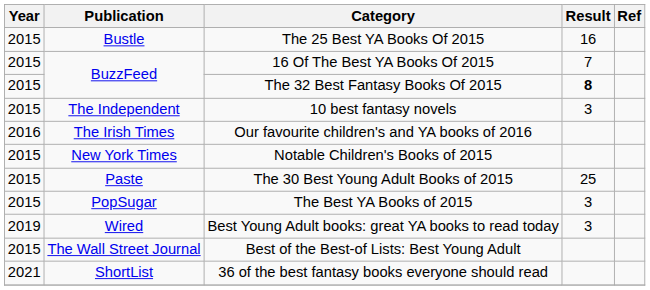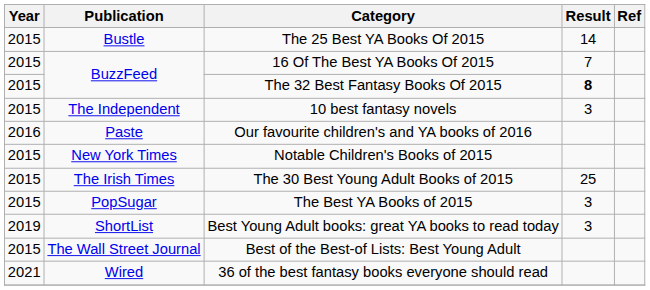(588, 39) 16 -> (588, 39) 14
(124, 132) The Irish Times -> (124, 132) Paste
(124, 179) Paste -> (124, 179) The Irish Times
(124, 226) Wired -> (124, 226) ShortList
(124, 272) ShortList -> (124, 272) Wired
